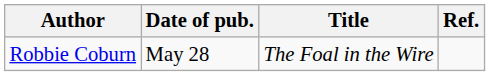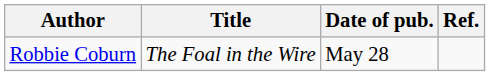columns swapped: (349, 20) <-> (200, 20)
